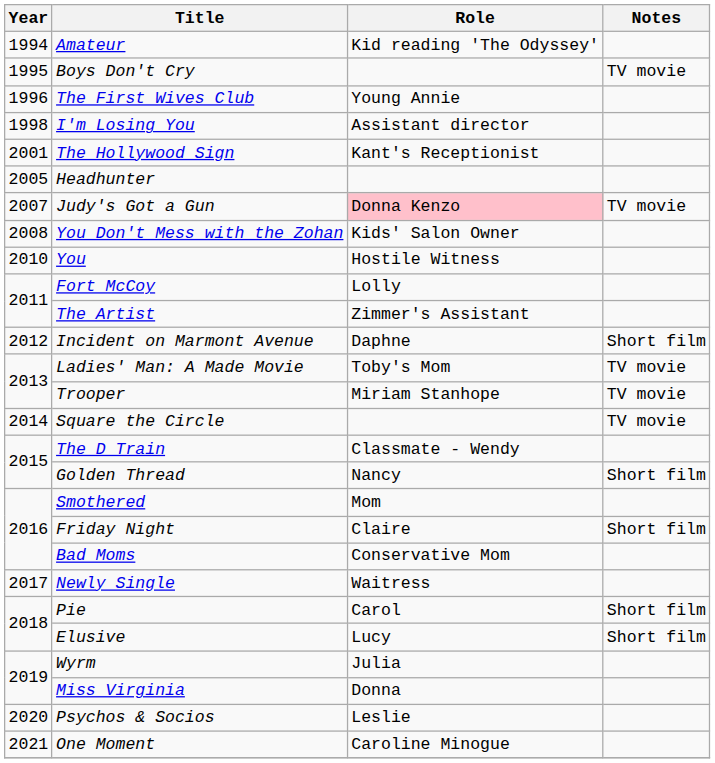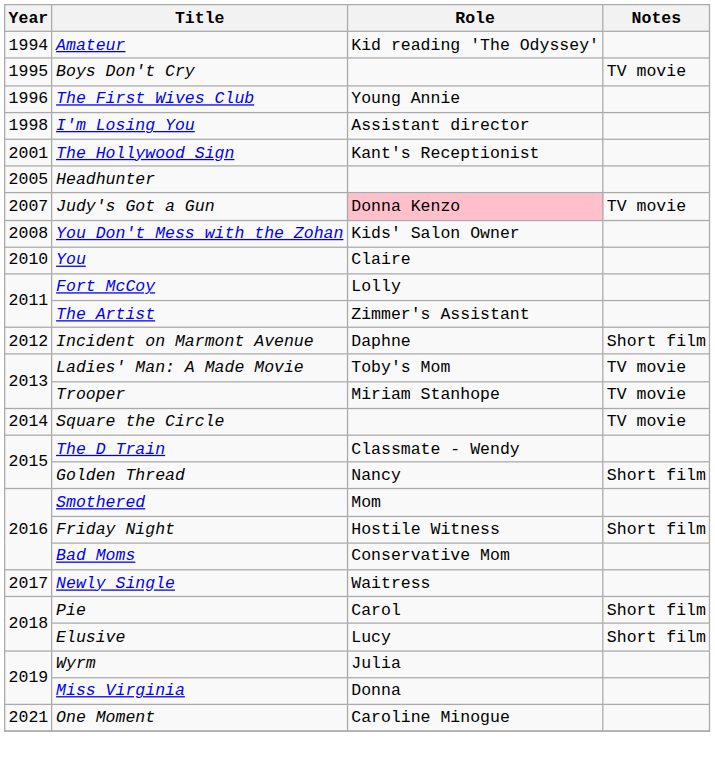(426, 260) Hostile Witness -> (381, 260) Claire
(381, 529) Claire -> (426, 529) Hostile Witness
- row: (135, 718)
